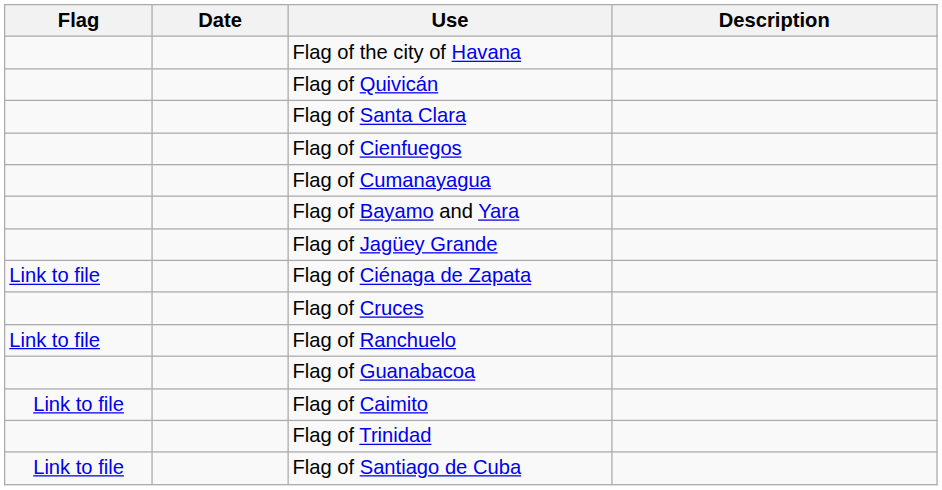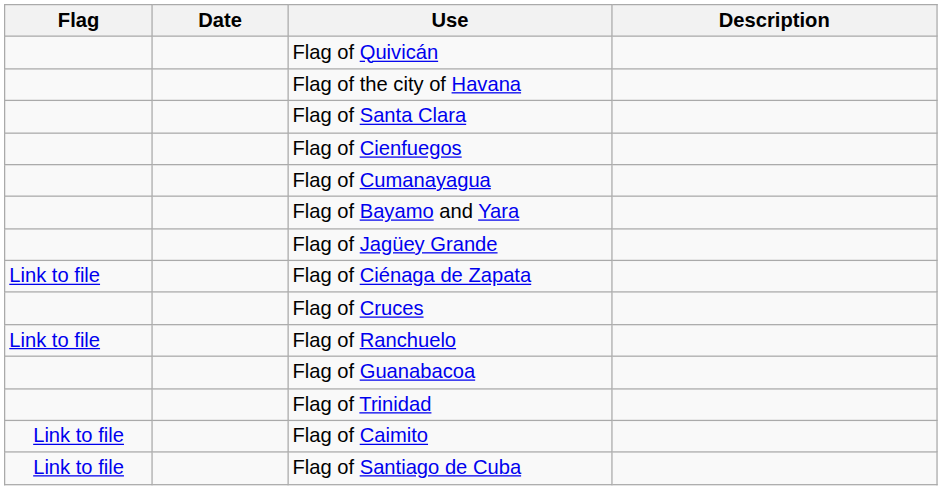rows swapped: (407, 52) <-> (365, 84)
rows swapped: (360, 404) <-> (362, 436)
